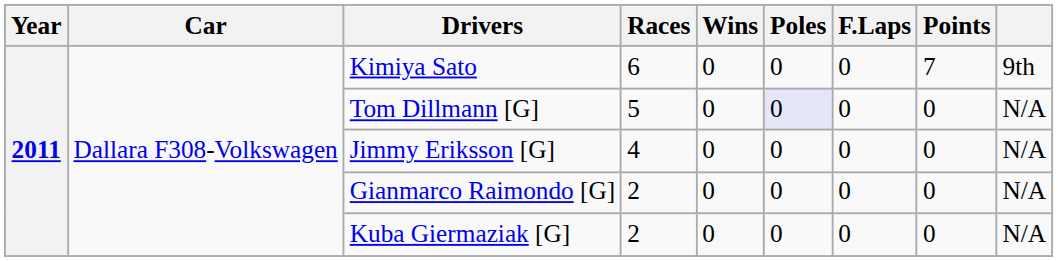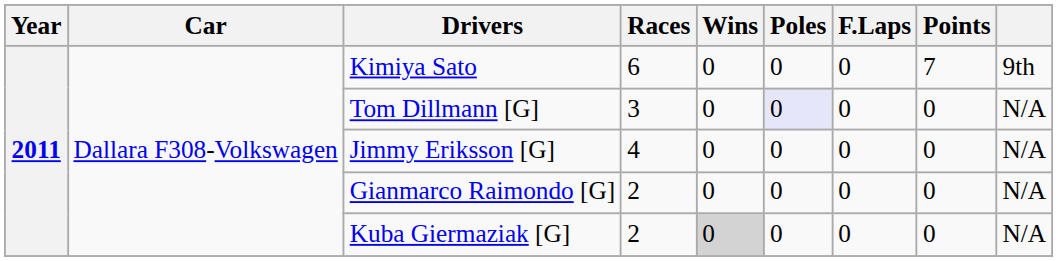(633, 108) 5 -> (633, 108) 3
(709, 233) no background -> (709, 233) lightgrey background
